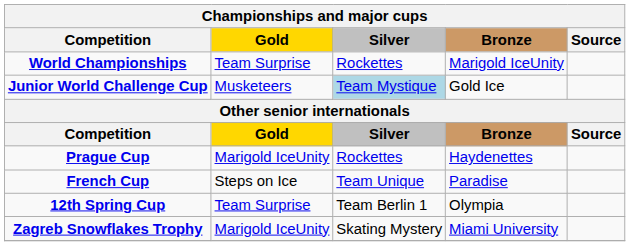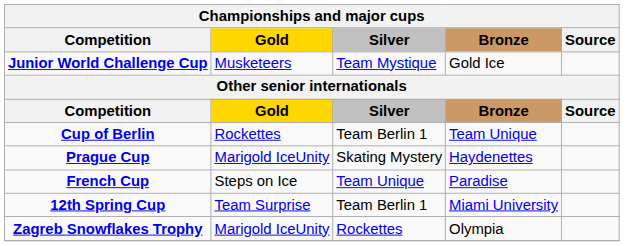- row: (108, 63)
(386, 87) lightblue background -> (386, 63) no background
+ row: (108, 134)
(369, 157) Rockettes -> (389, 157) Skating Mystery
(476, 205) Olympia -> (504, 205) Miami University
(389, 228) Skating Mystery -> (369, 228) Rockettes
(504, 228) Miami University -> (476, 228) Olympia
